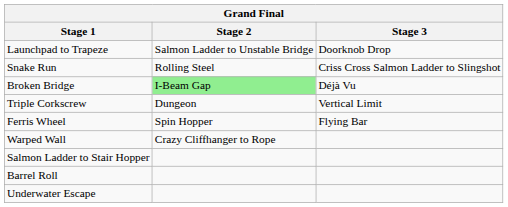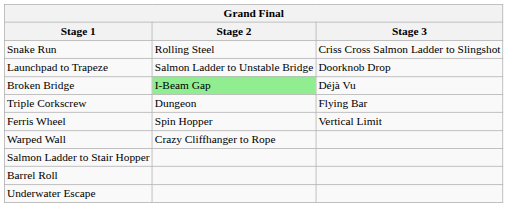rows swapped: (32, 67) <-> (57, 49)
(350, 103) Vertical Limit -> (343, 103) Flying Bar
(343, 121) Flying Bar -> (350, 121) Vertical Limit
